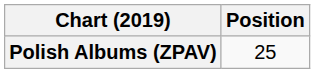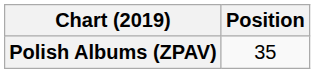(265, 52) 25 -> (265, 52) 35
